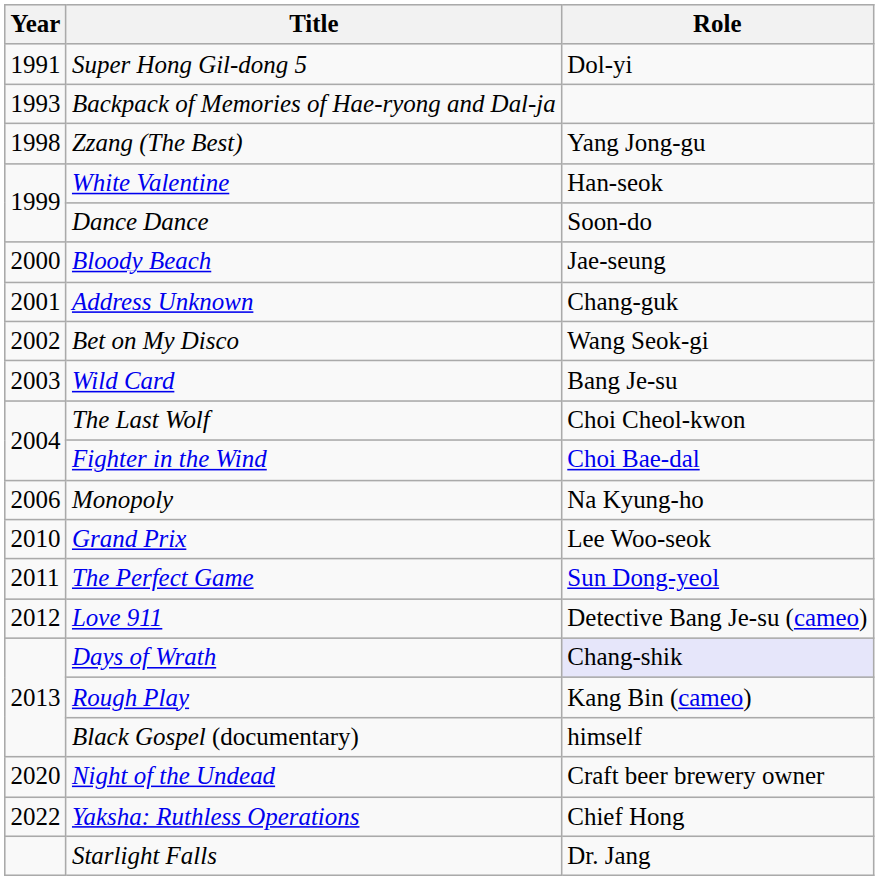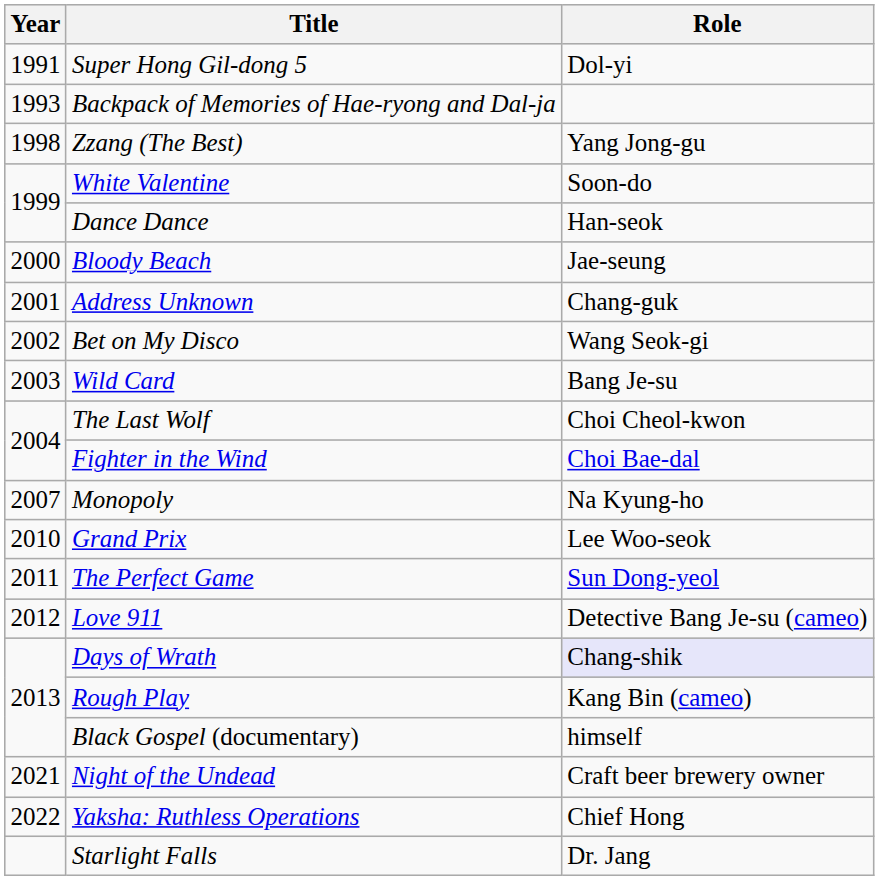(615, 182) Han-seok -> (610, 182) Soon-do
(610, 222) Soon-do -> (615, 222) Han-seok
(35, 499) 2006 -> (35, 499) 2007
(35, 776) 2020 -> (35, 776) 2021
